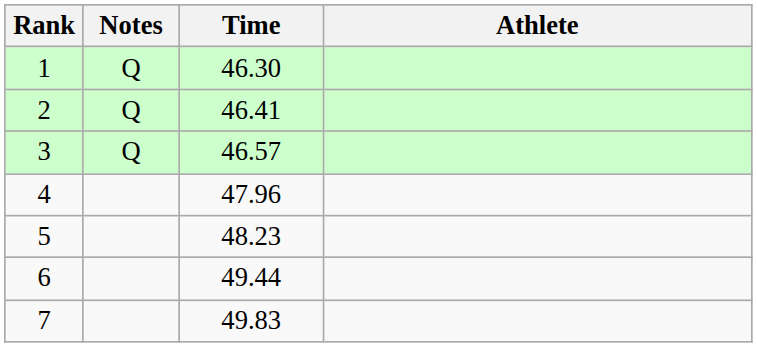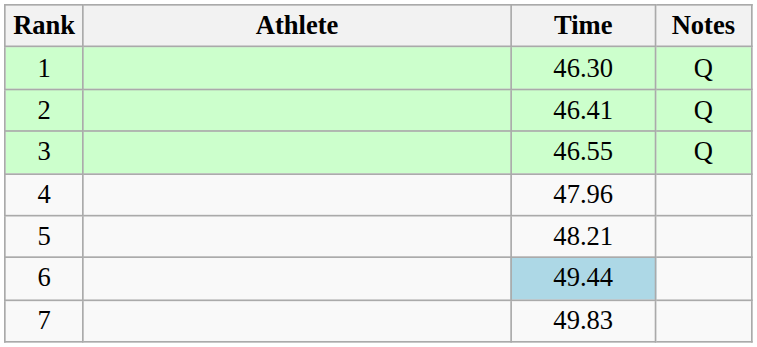columns swapped: (537, 25) <-> (131, 25)
(251, 151) 46.57 -> (583, 151) 46.55
(251, 236) 48.23 -> (583, 236) 48.21
(251, 278) no background -> (583, 278) lightblue background
